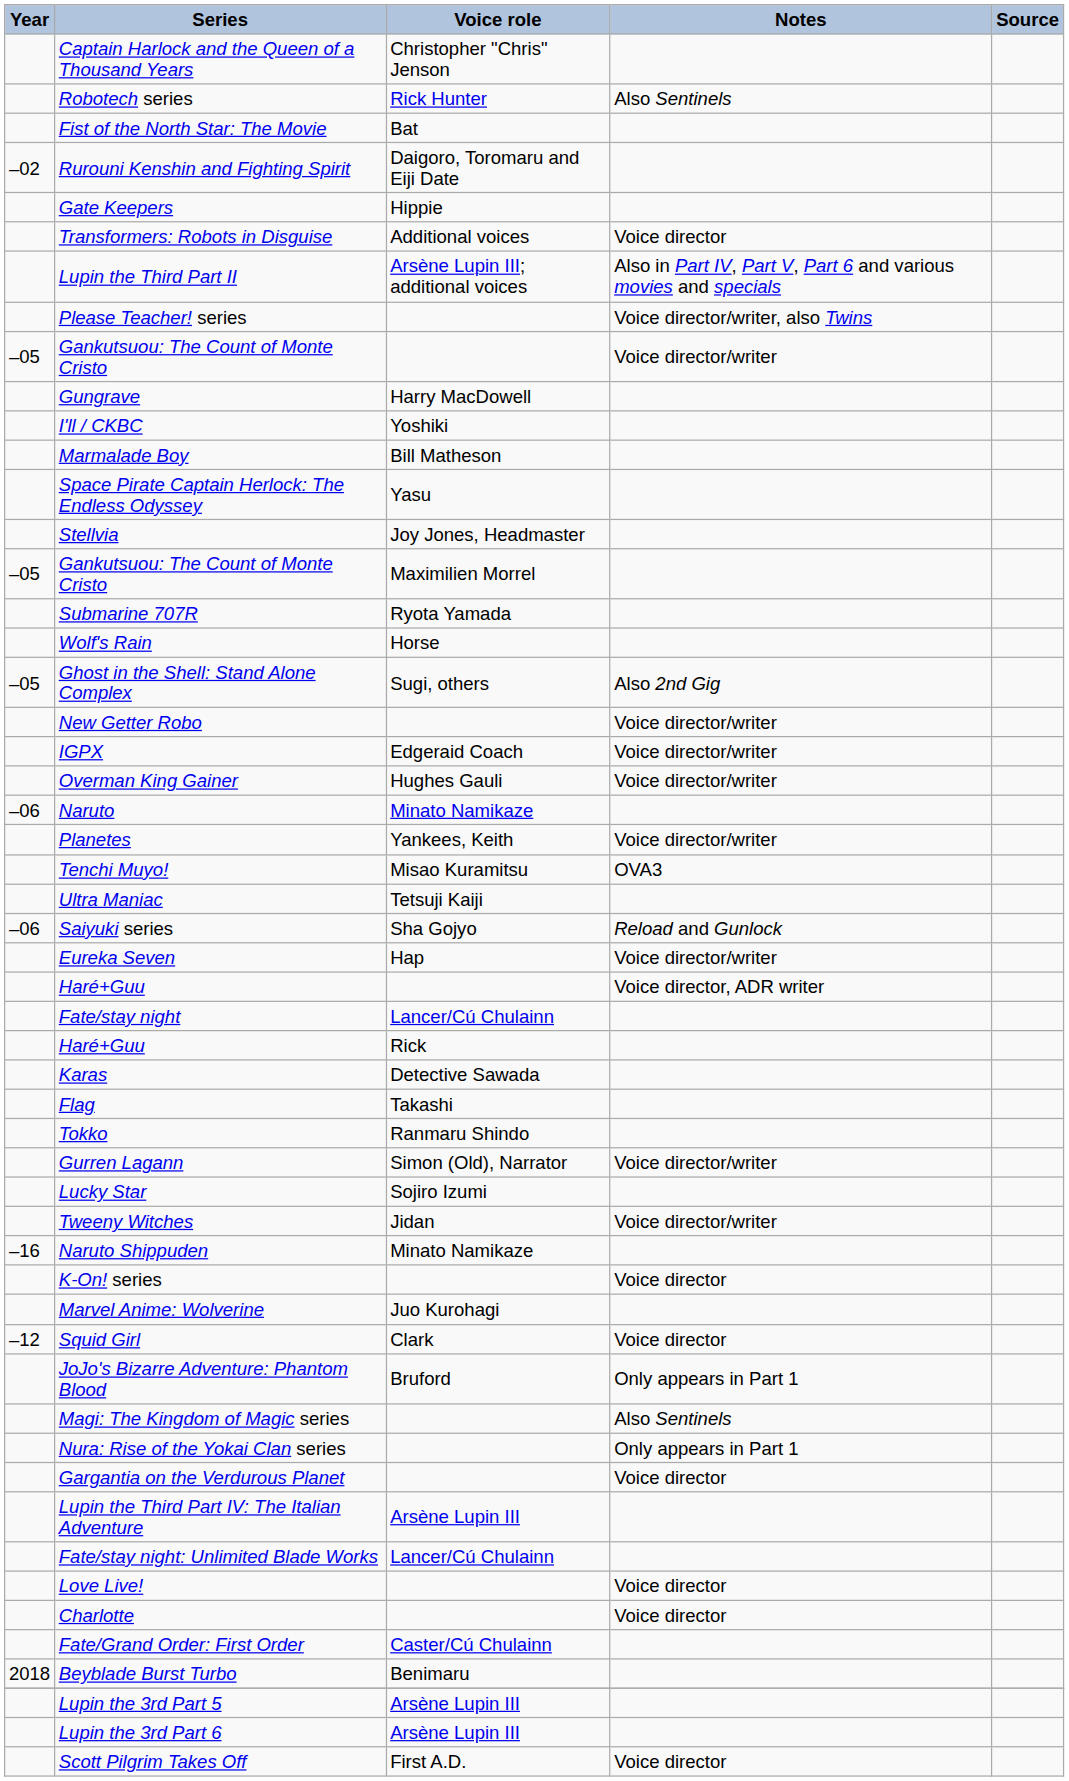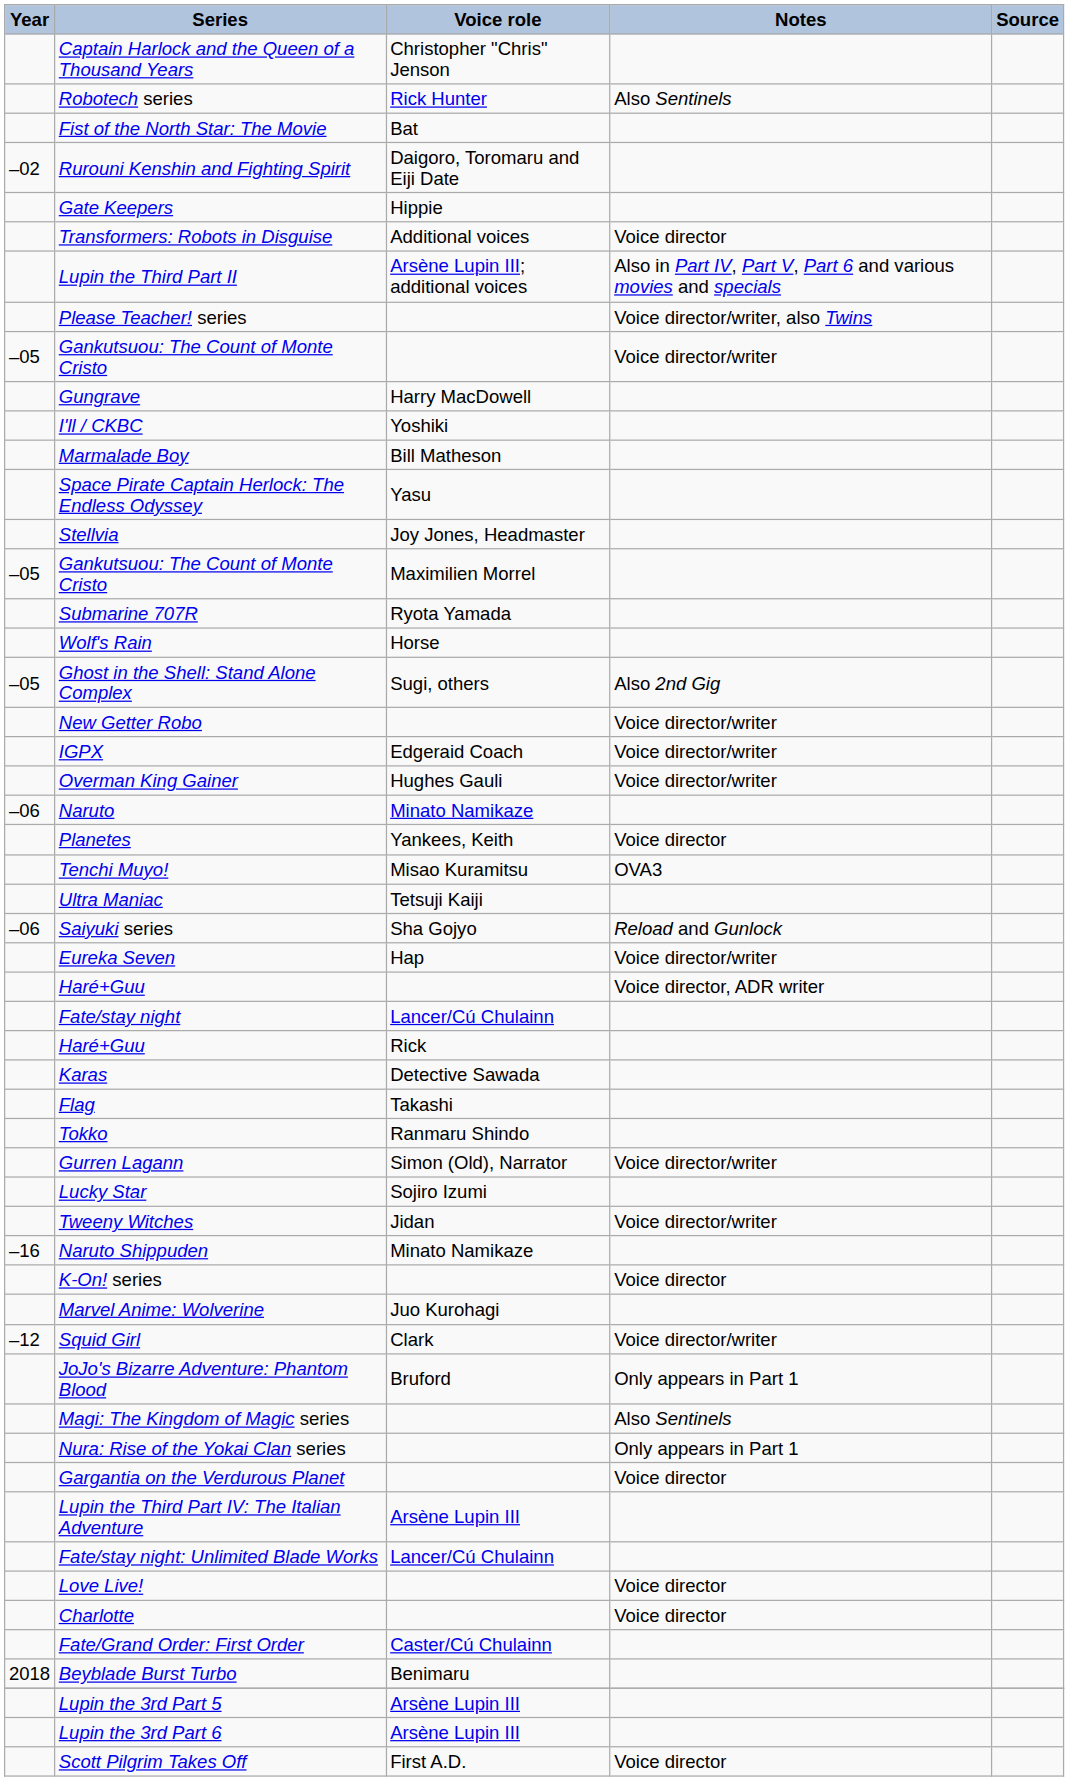(696, 840) Voice director/writer -> (670, 840) Voice director
(670, 1339) Voice director -> (696, 1339) Voice director/writer
